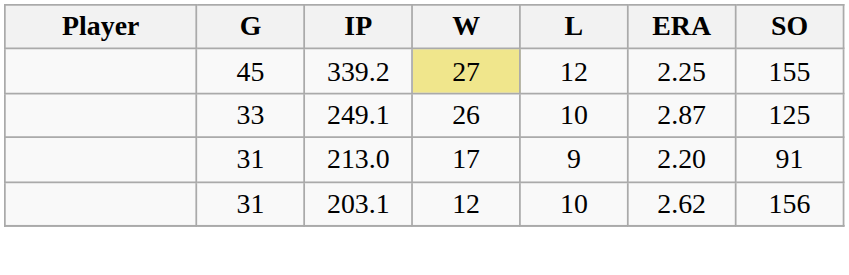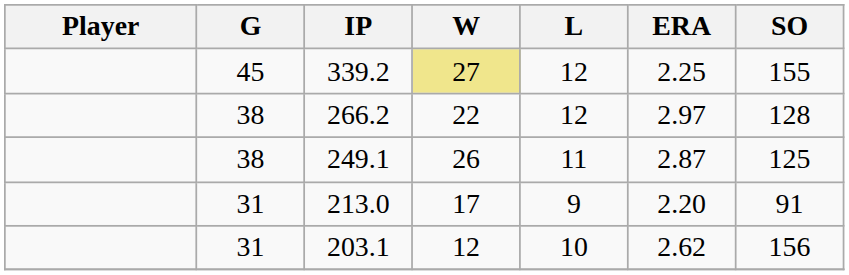+ row: (358, 114)
(250, 114) 33 -> (250, 159) 38
(574, 114) 10 -> (574, 159) 11
